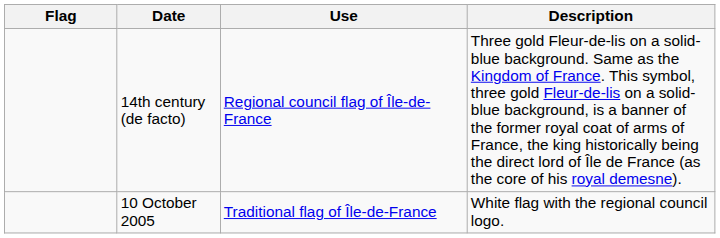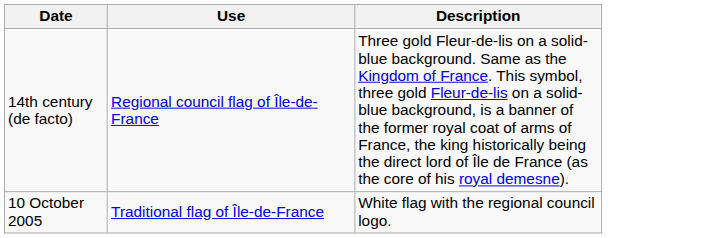- column: (61, 16)
